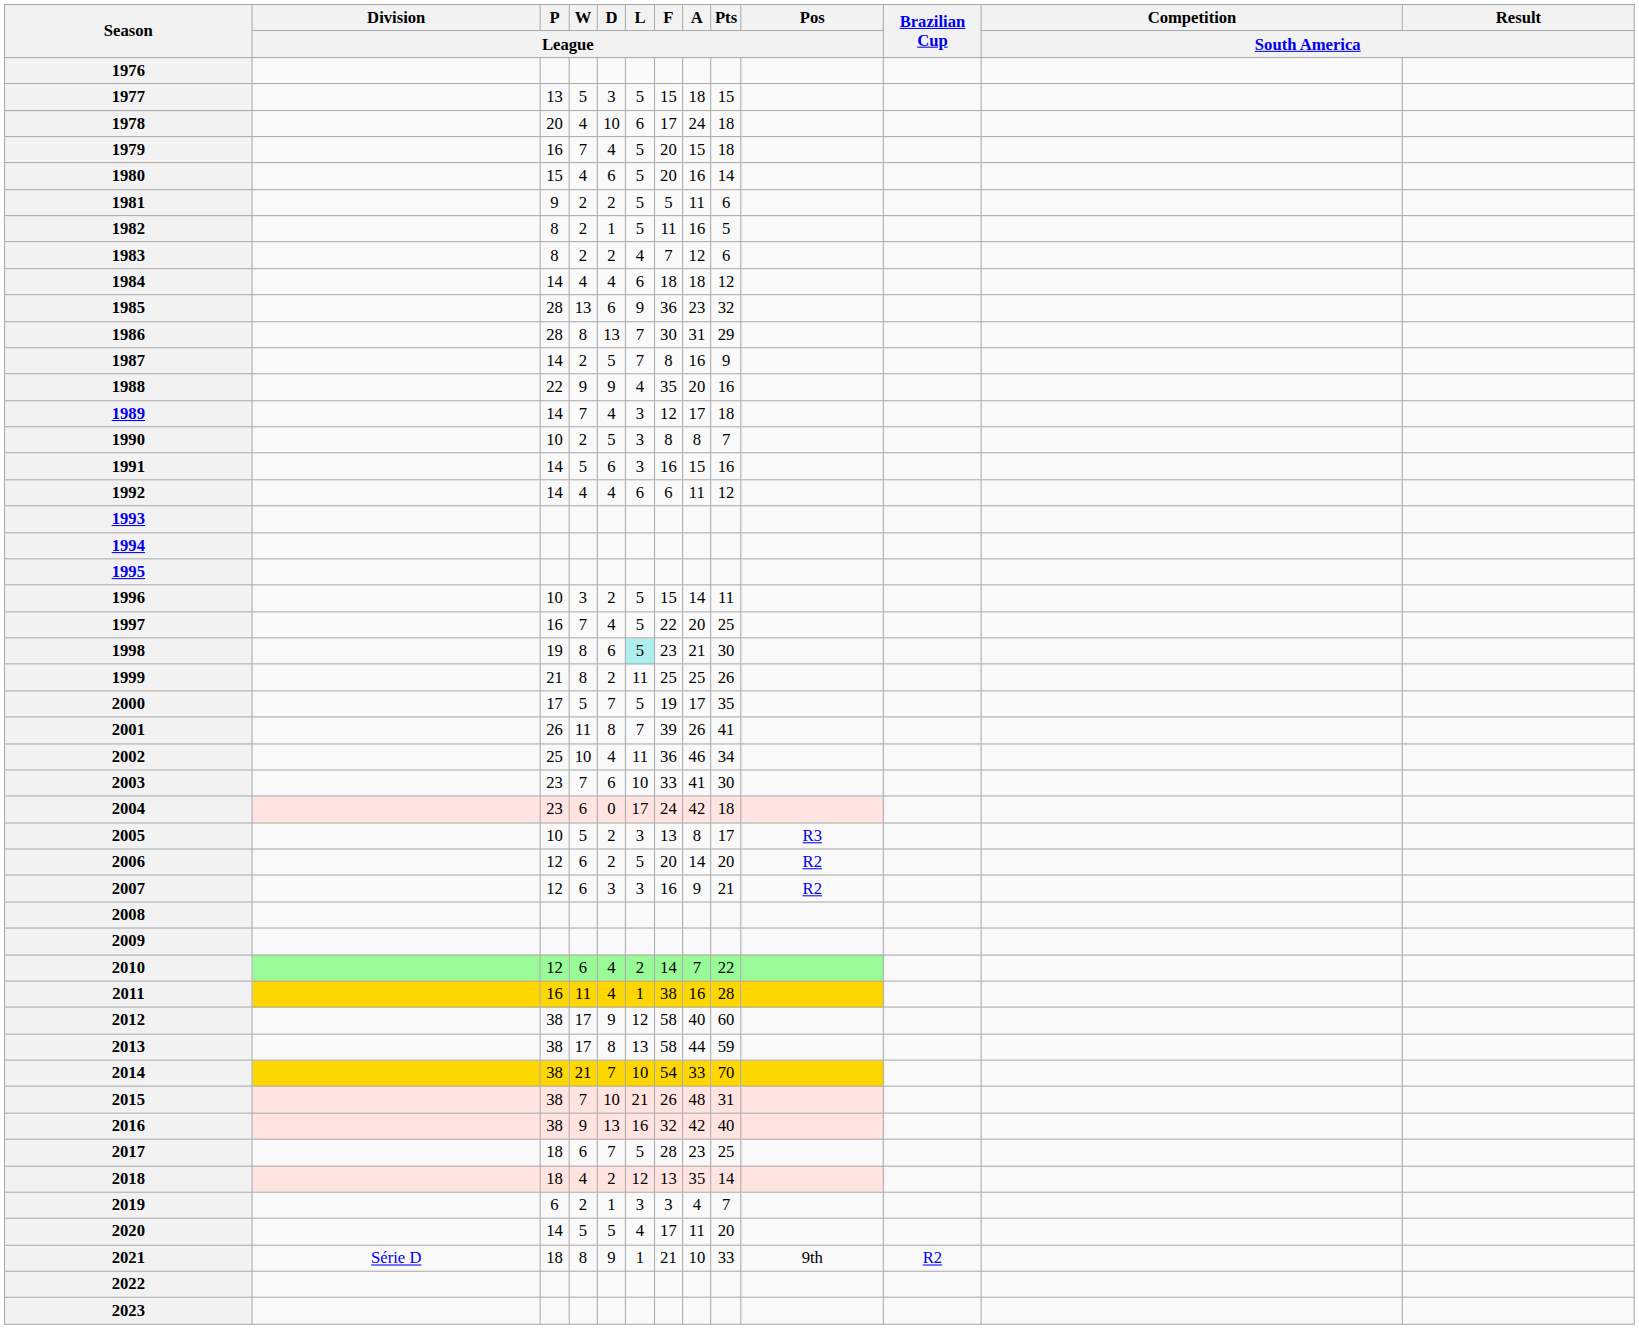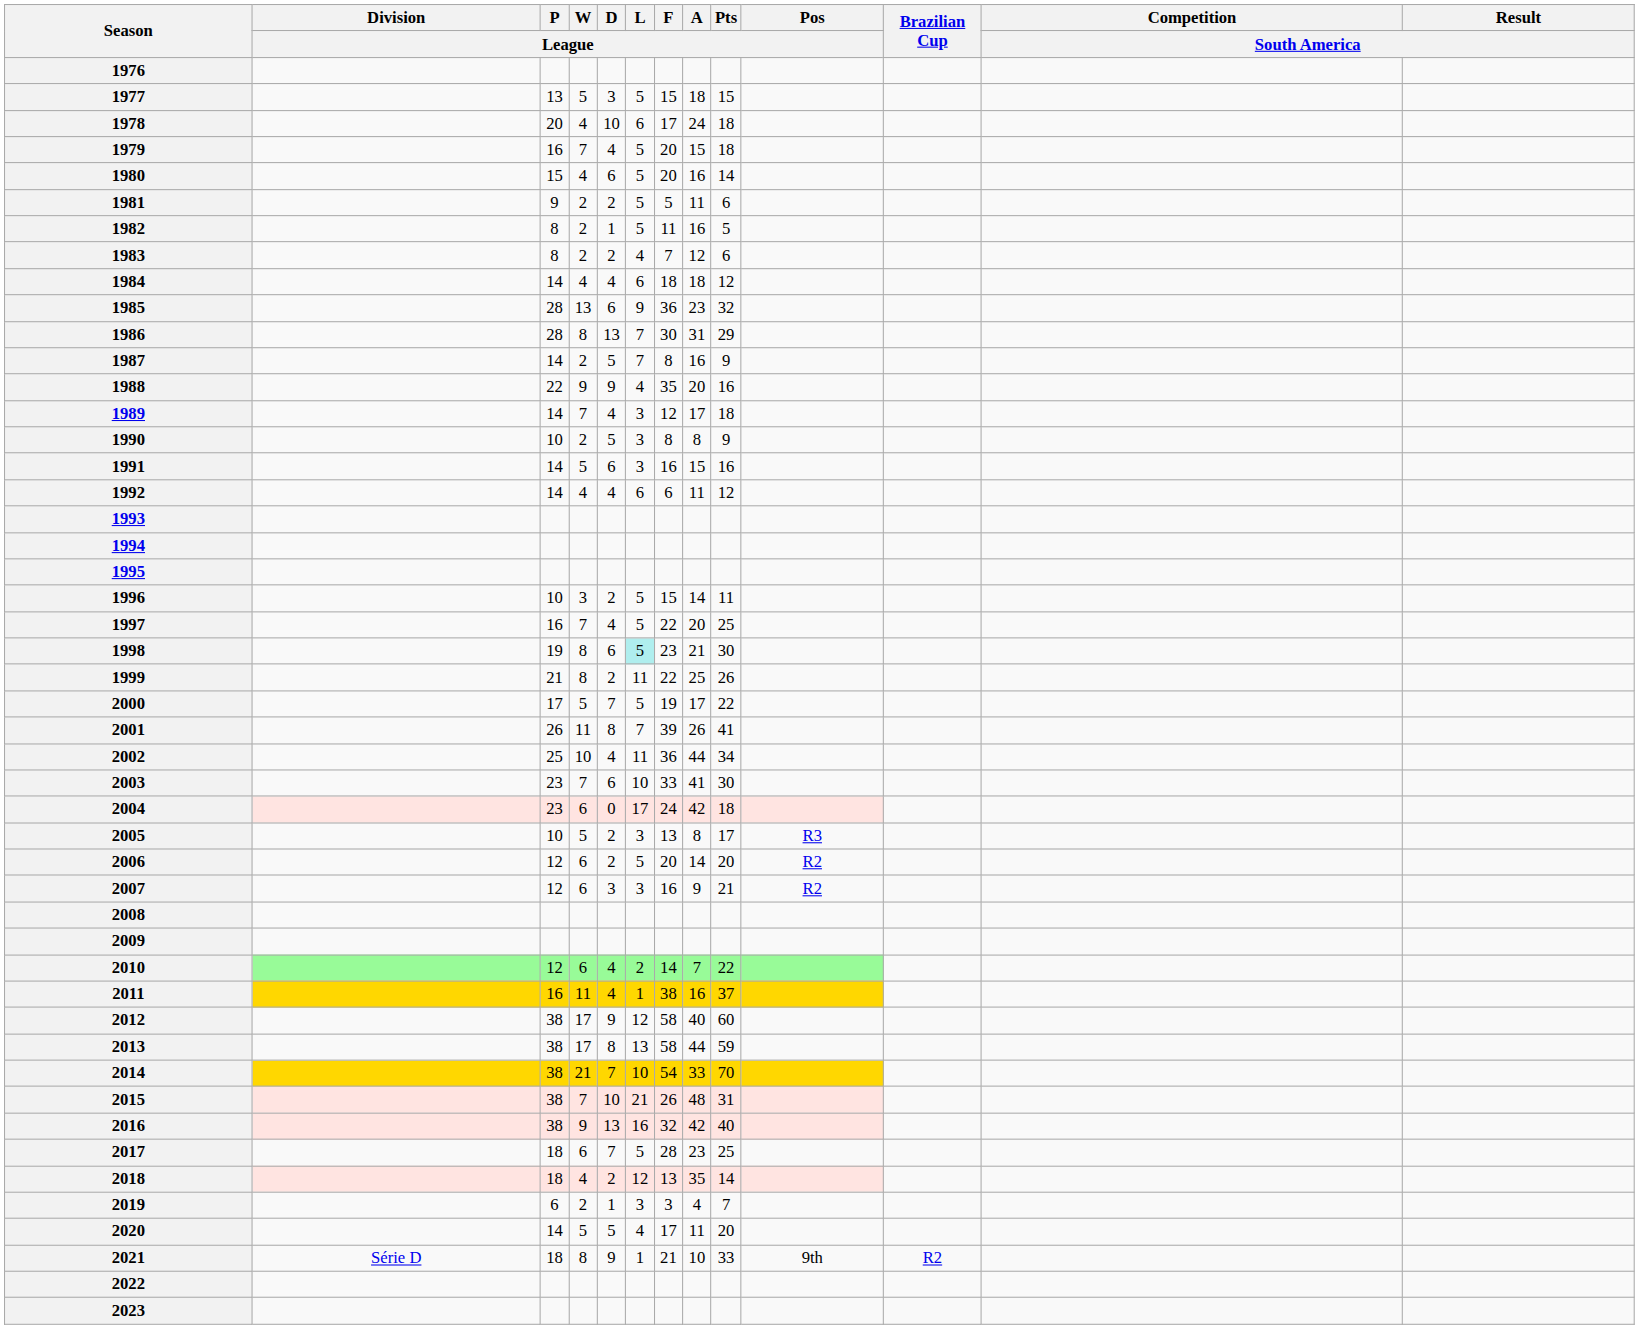(726, 439) 7 -> (726, 439) 9
(668, 677) 25 -> (668, 677) 22
(726, 703) 35 -> (726, 703) 22
(697, 756) 46 -> (697, 756) 44
(726, 994) 28 -> (726, 994) 37
